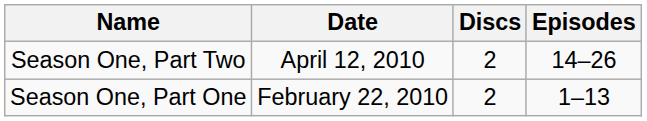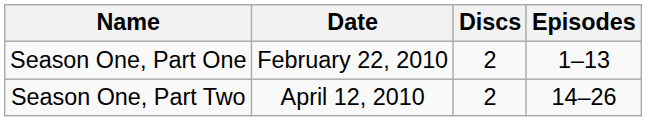rows swapped: (128, 97) <-> (128, 60)
